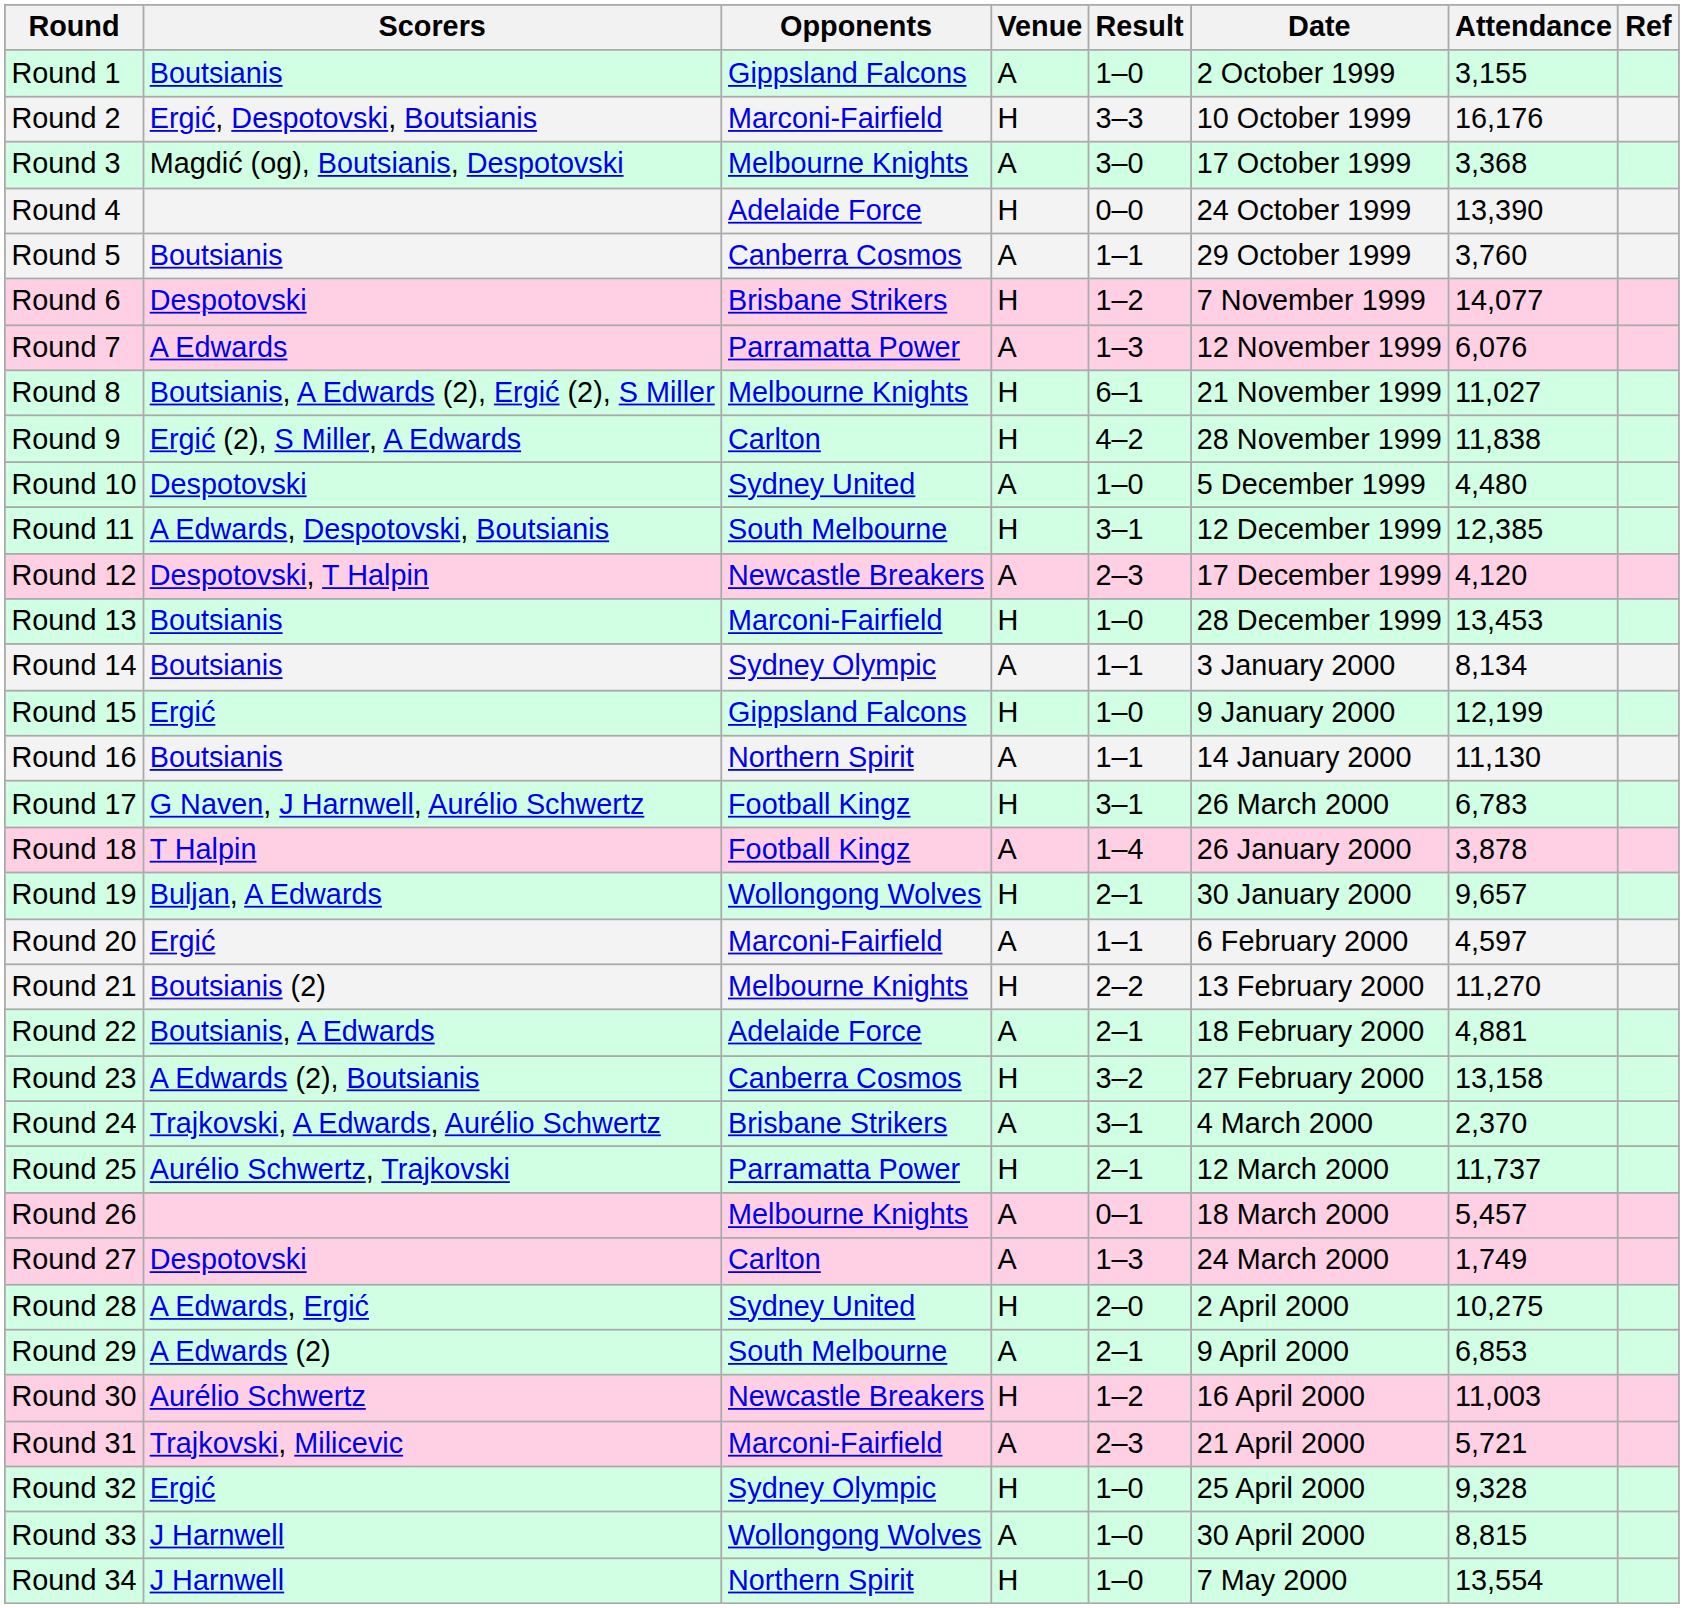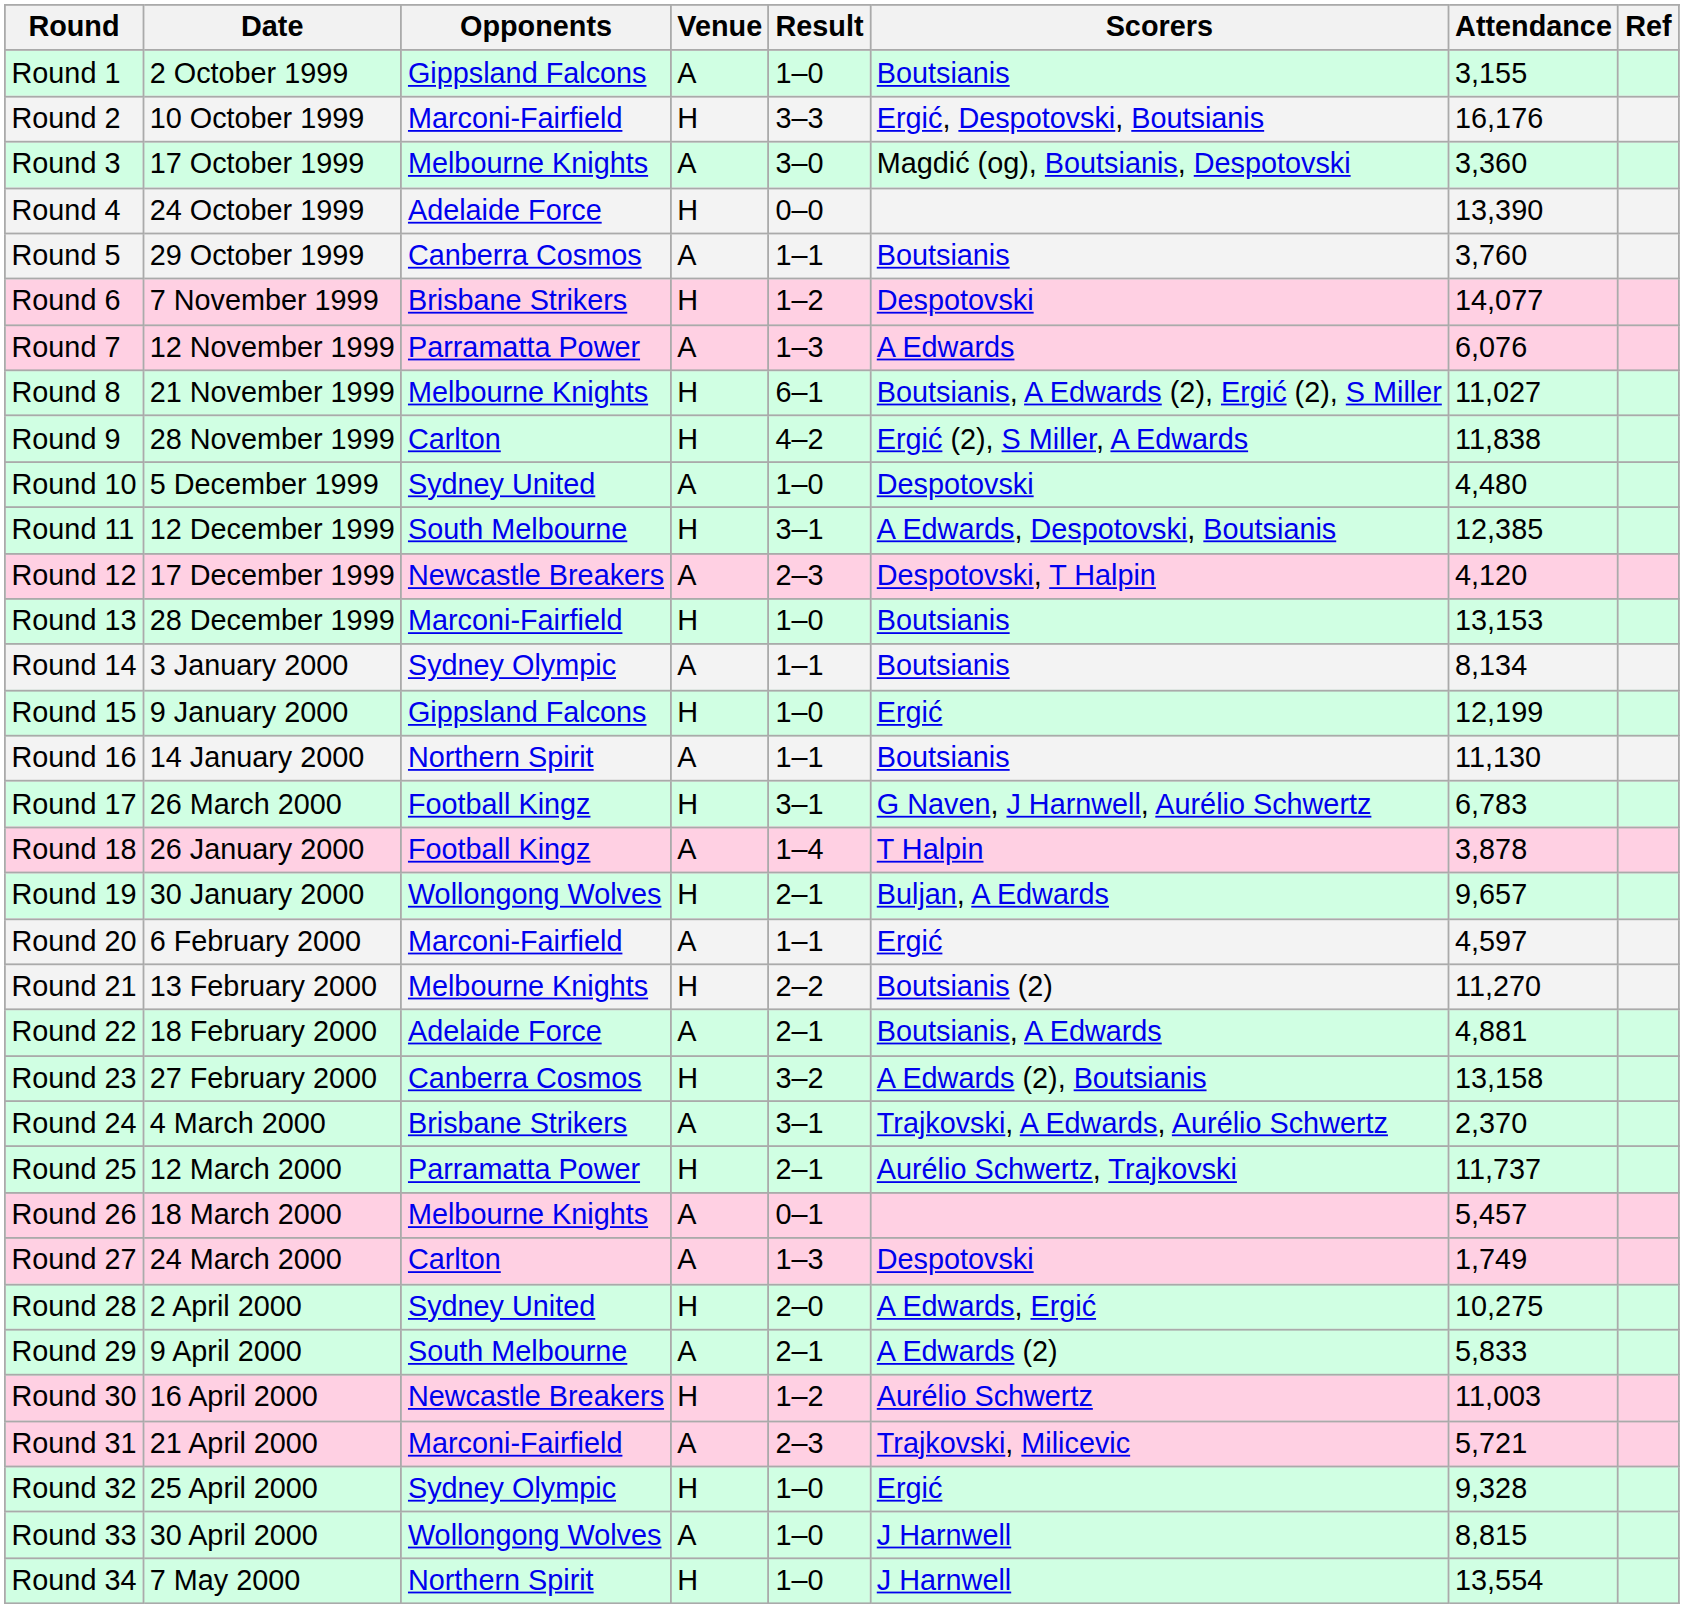columns swapped: (1319, 27) <-> (432, 27)
(1491, 164) 3,368 -> (1491, 164) 3,360
(1499, 621) 13,453 -> (1499, 621) 13,153
(1491, 1351) 6,853 -> (1491, 1351) 5,833
